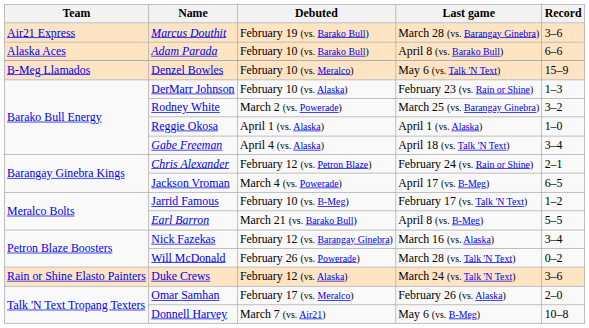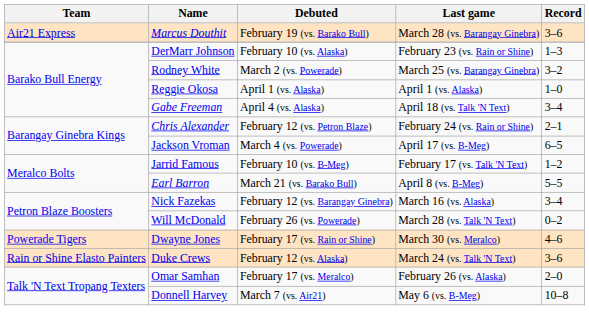- row: (184, 51)
- row: (187, 70)
+ row: (186, 239)
